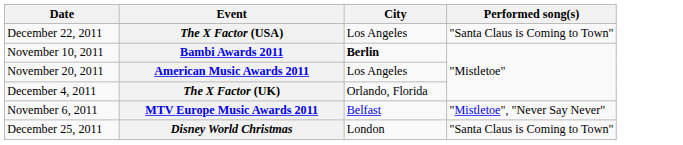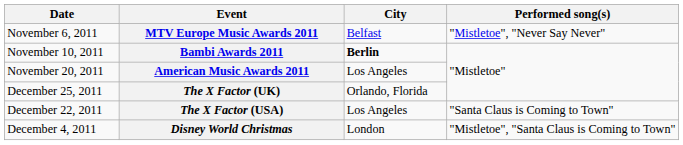rows swapped: (232, 110) <-> (232, 33)
(52, 91) December 4, 2011 -> (55, 91) December 25, 2011
(55, 129) December 25, 2011 -> (52, 129) December 4, 2011
(532, 129) "Santa Claus is Coming to Town" -> (563, 129) "Mistletoe", "Santa Claus is Coming to Town"
